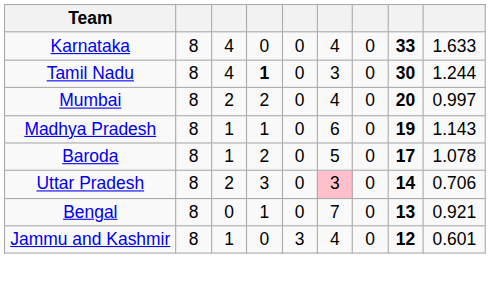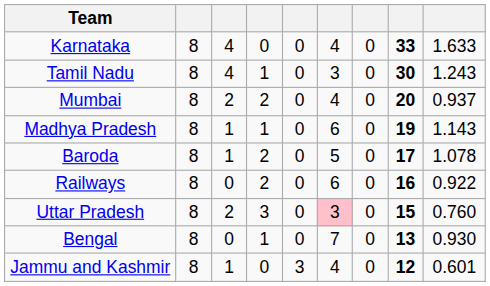(264, 73) bold -> (264, 73) normal
(454, 73) 1.244 -> (454, 73) 1.243
(454, 101) 0.997 -> (454, 101) 0.937
+ row: (90, 184)
(405, 184) 14 -> (405, 211) 15
(454, 184) 0.706 -> (454, 211) 0.760
(454, 211) 0.921 -> (454, 239) 0.930
